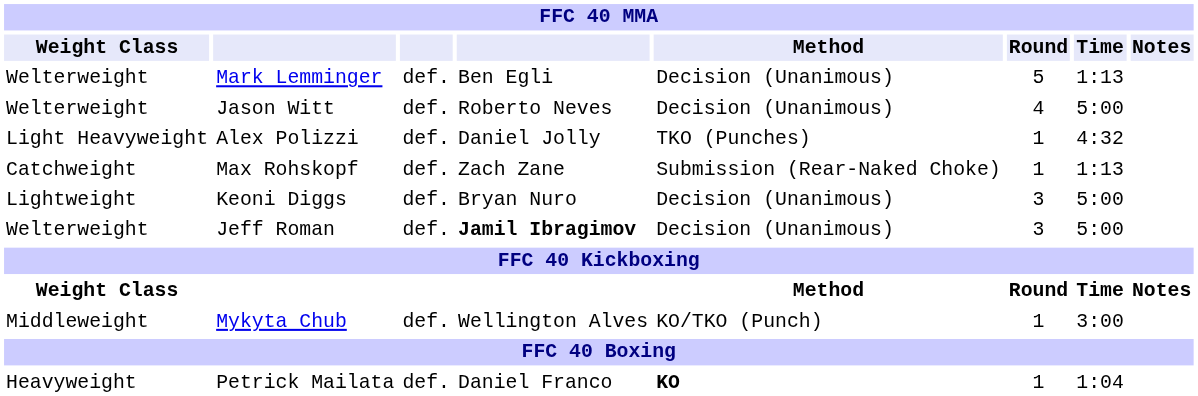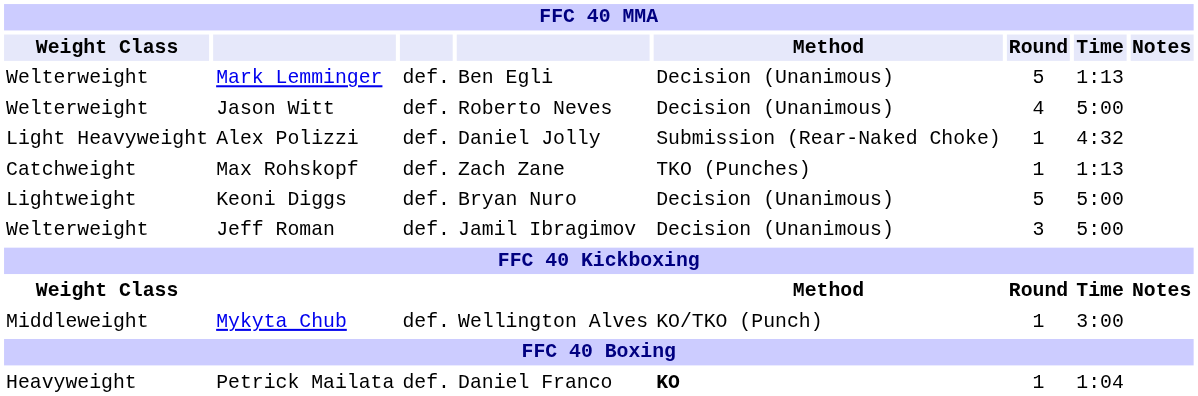(733, 139) TKO (Punches) -> (828, 139) Submission (Rear-Naked Choke)
(828, 170) Submission (Rear-Naked Choke) -> (733, 170) TKO (Punches)
(1039, 200) 3 -> (1039, 200) 5
(547, 230) bold -> (547, 230) normal
